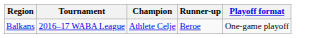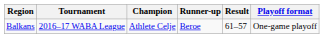+ column: (237, 12)
